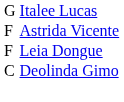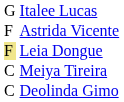(8, 50) no background -> (8, 50) khaki background
+ row: (63, 70)
